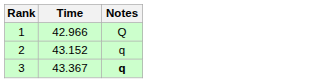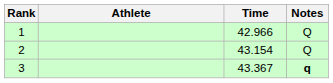+ column: (131, 13)
(70, 50) 43.152 -> (255, 50) 43.154
(122, 50) q -> (307, 50) Q
